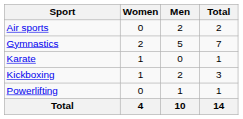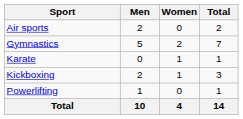columns swapped: (180, 12) <-> (141, 12)
